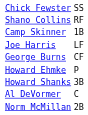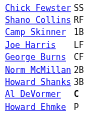rows swapped: (38, 107) <-> (35, 70)
(76, 94) normal -> (76, 94) bold
